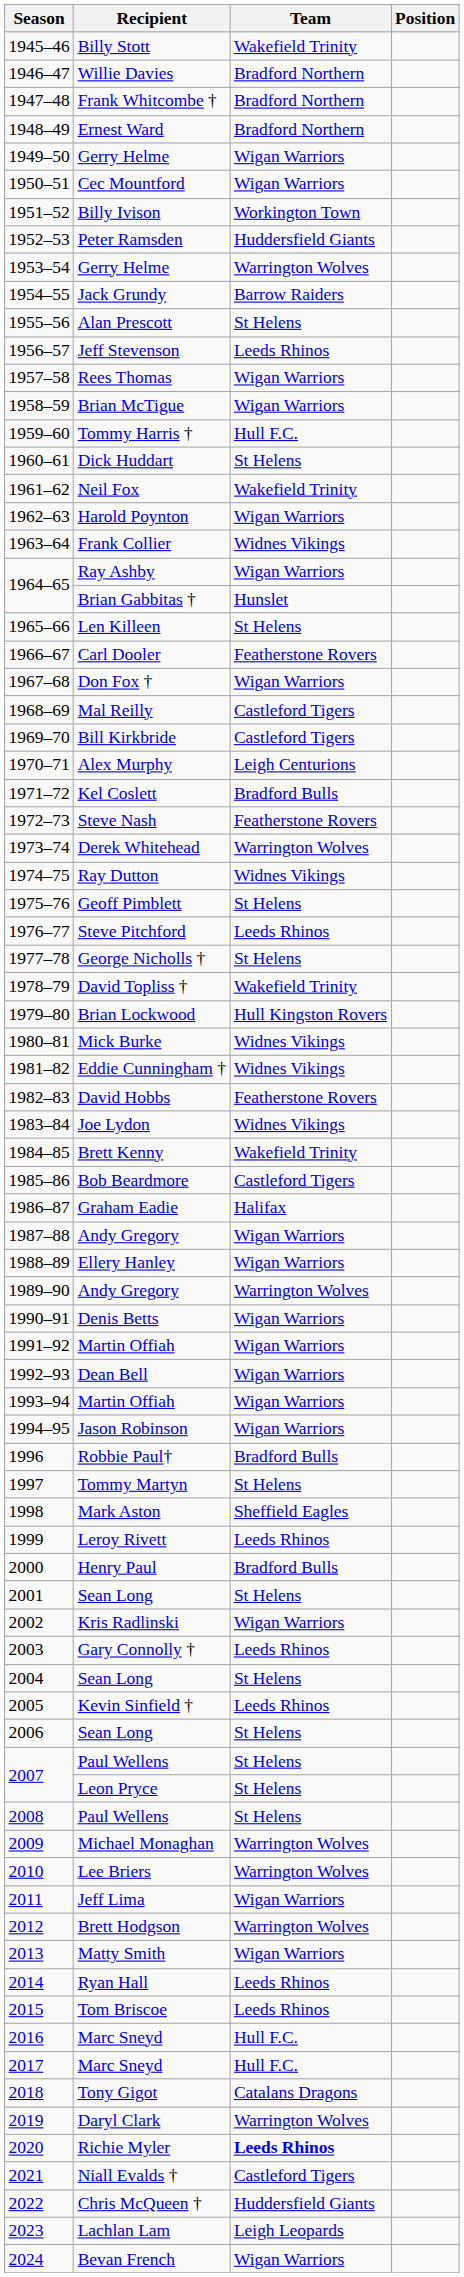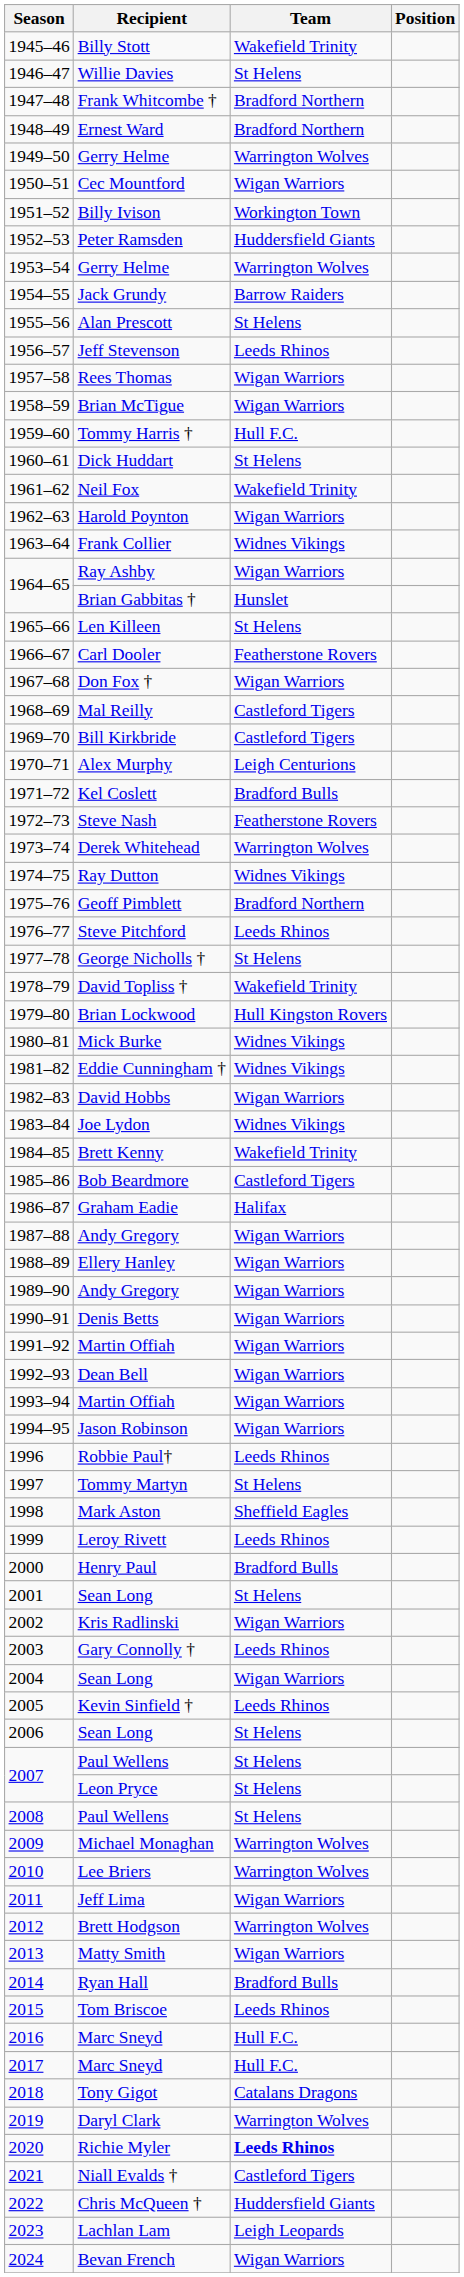(299, 73) Bradford Northern -> (268, 73) St Helens
(289, 156) Wigan Warriors -> (301, 156) Warrington Wolves
(268, 903) St Helens -> (299, 903) Bradford Northern
(305, 1097) Featherstone Rovers -> (289, 1097) Wigan Warriors
(301, 1290) Warrington Wolves -> (289, 1290) Wigan Warriors
(286, 1456) Bradford Bulls -> (282, 1456) Leeds Rhinos
(268, 1677) St Helens -> (289, 1677) Wigan Warriors
(282, 1982) Leeds Rhinos -> (286, 1982) Bradford Bulls
